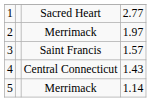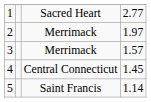(71, 50) Saint Francis -> (71, 50) Merrimack
(133, 69) 1.43 -> (133, 69) 1.45
(71, 87) Merrimack -> (71, 87) Saint Francis
